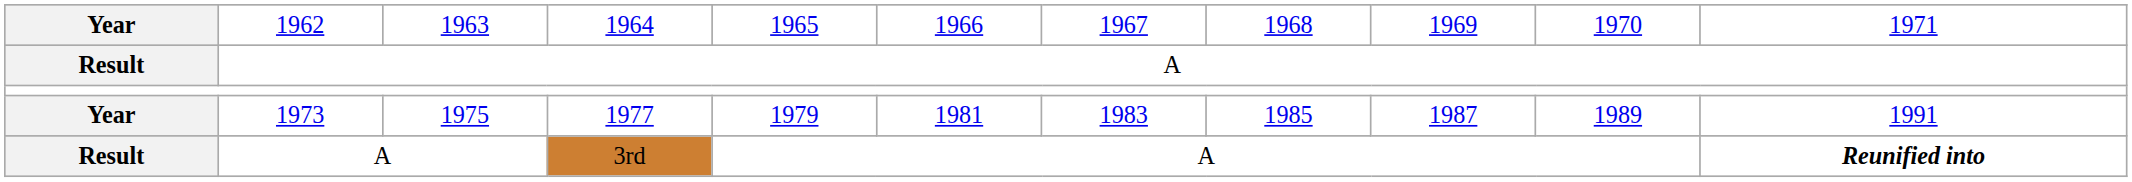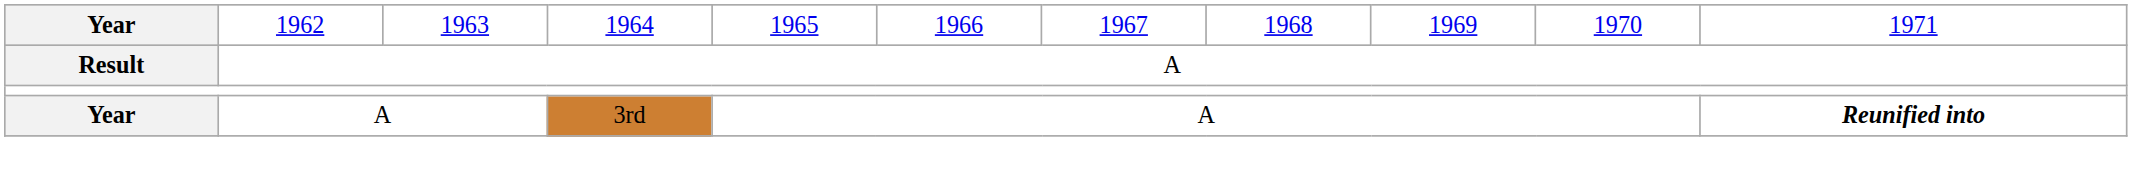- row: (630, 115)
(111, 155) Result -> (111, 115) Year
